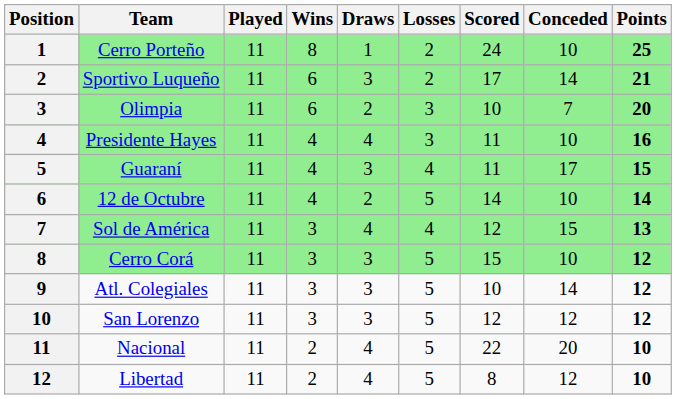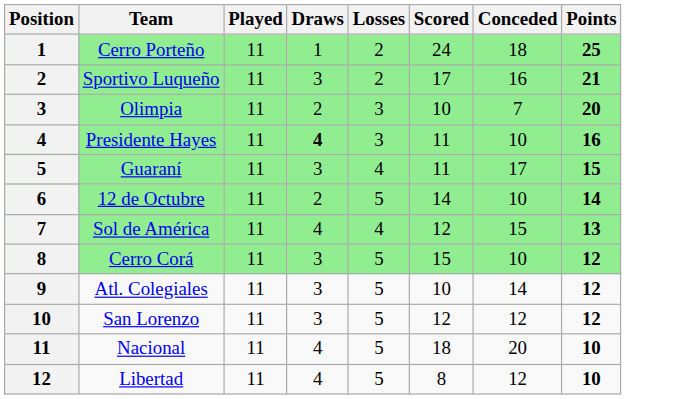- column: (312, 19)
(568, 49) 10 -> (518, 49) 18
(568, 79) 14 -> (518, 79) 16
(368, 139) normal -> (318, 139) bold
(492, 348) 22 -> (441, 348) 18
